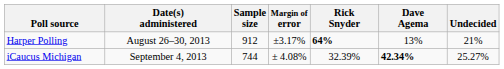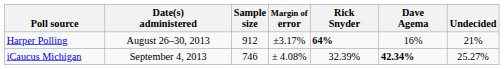(413, 40) 13% -> (413, 40) 16%
(250, 56) 744 -> (250, 56) 746
